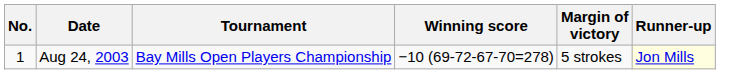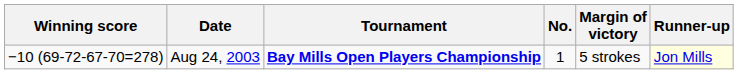columns swapped: (20, 25) <-> (476, 25)
(264, 57) normal -> (404, 57) bold
